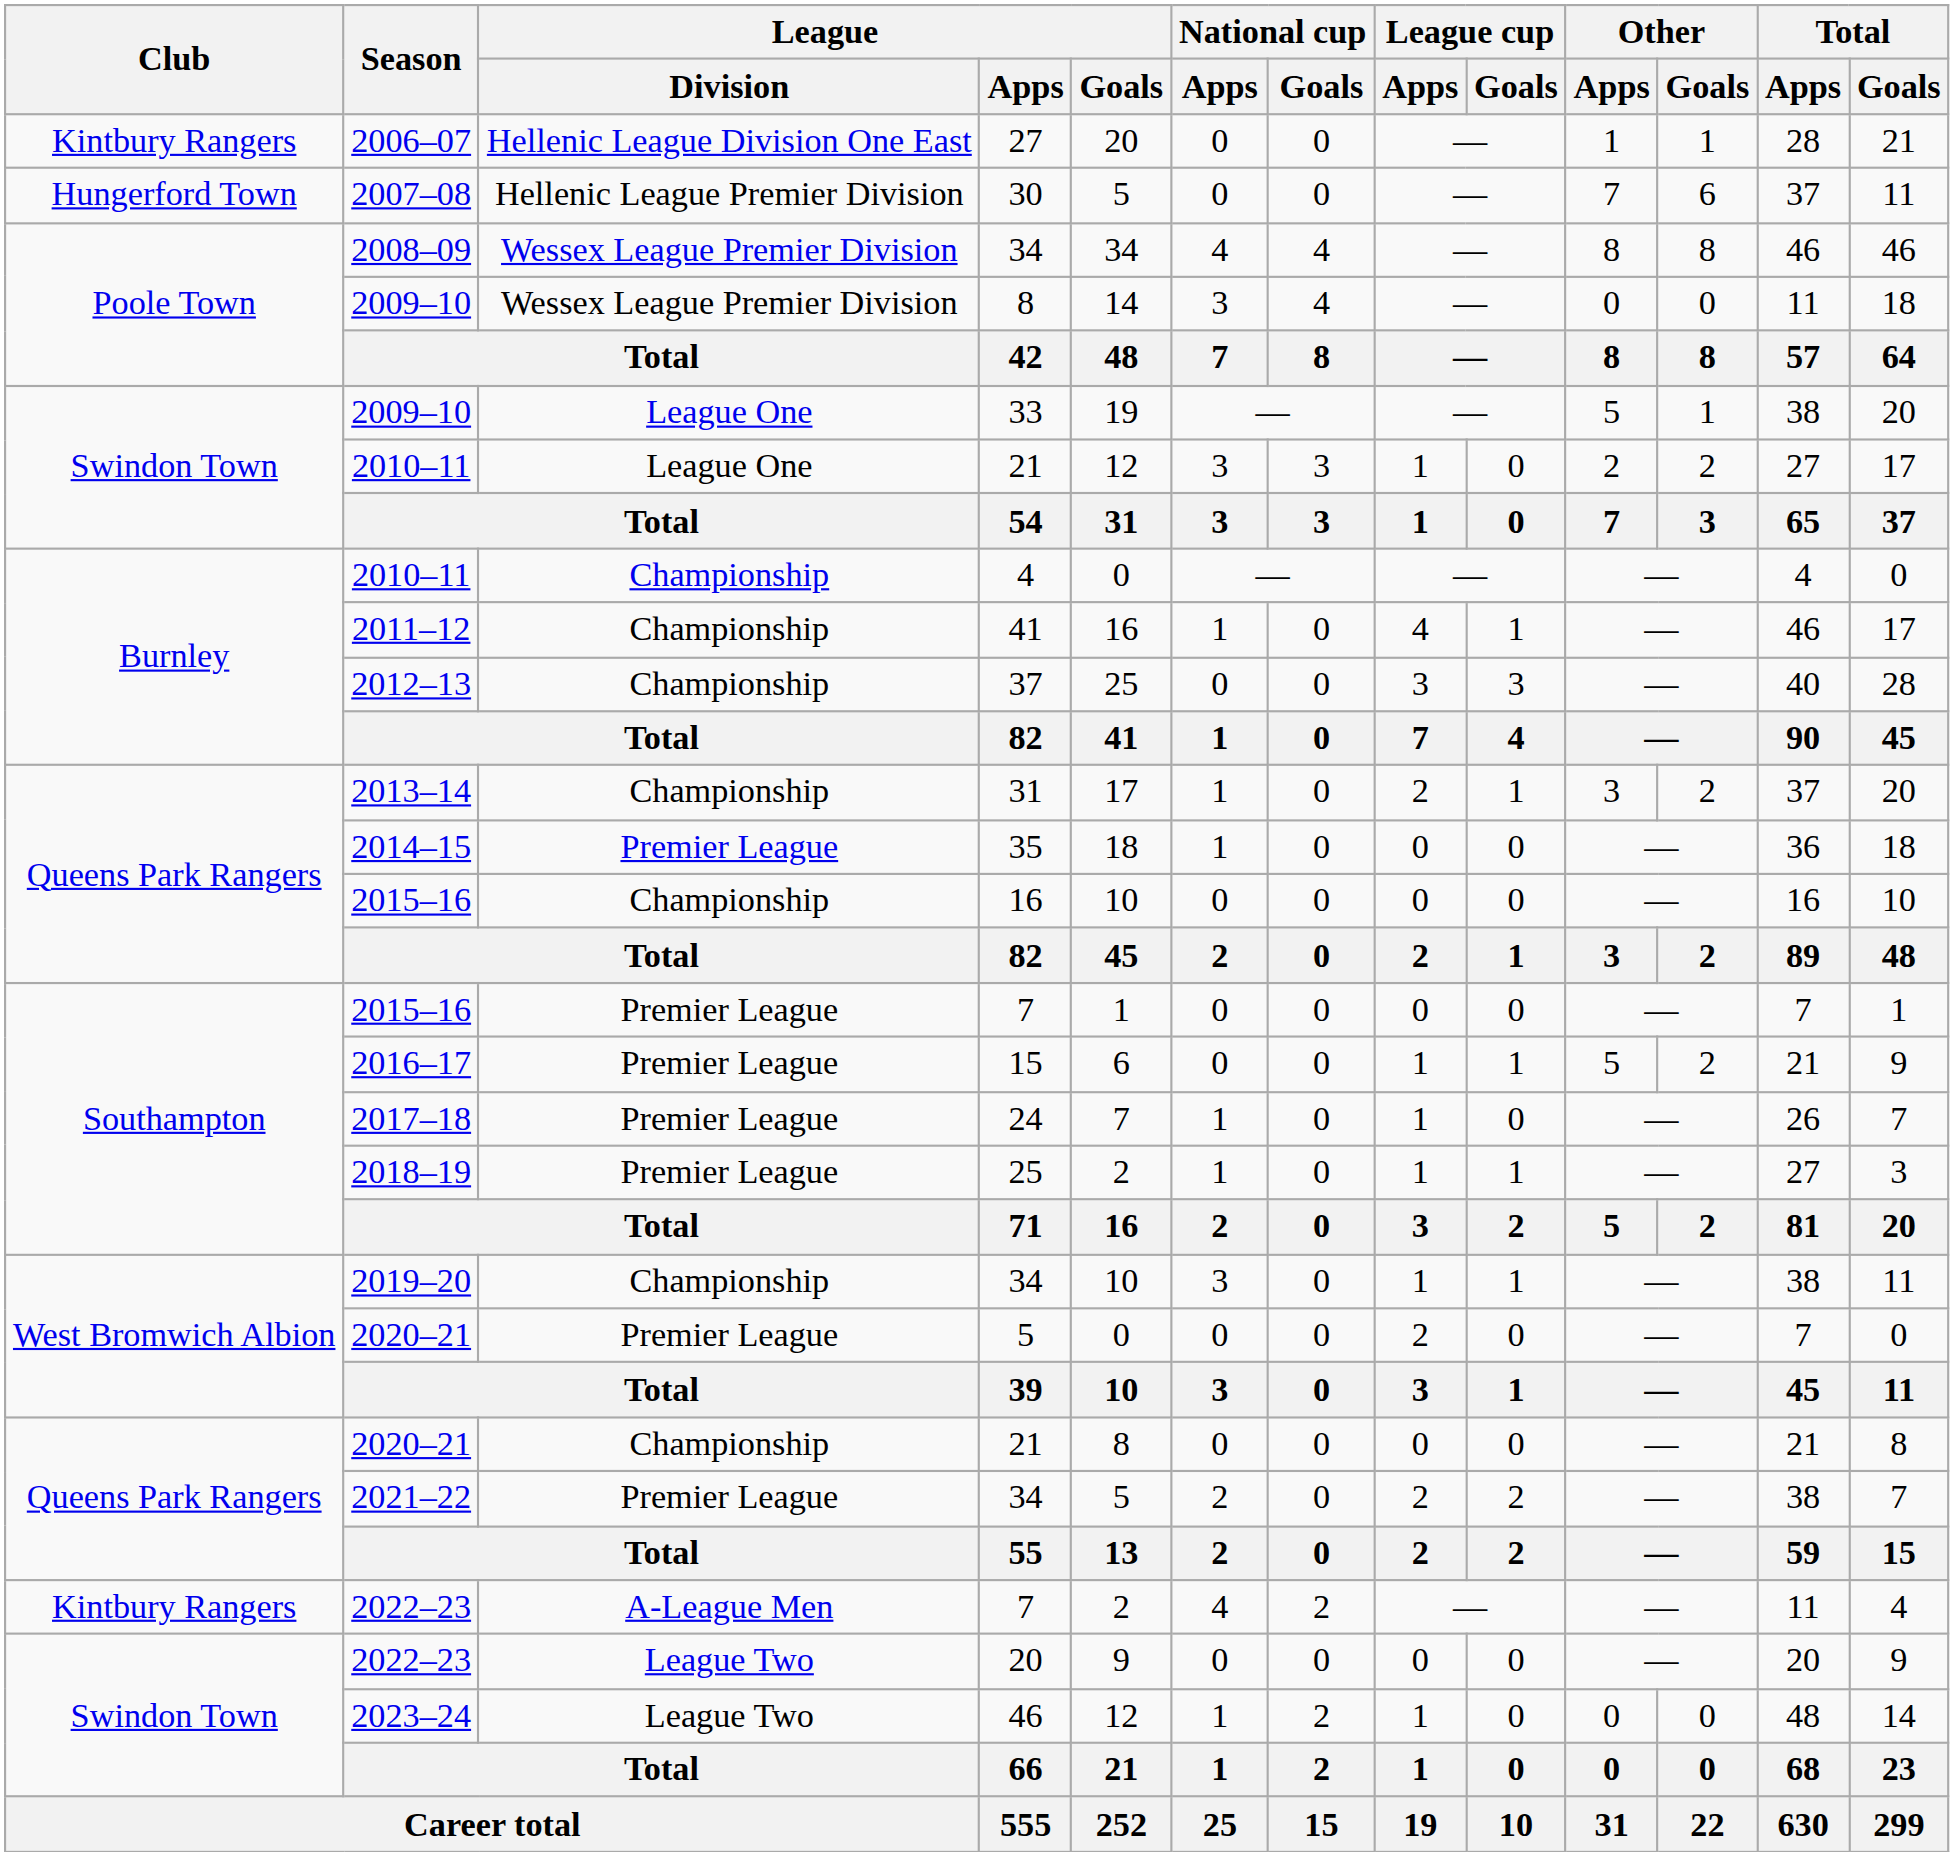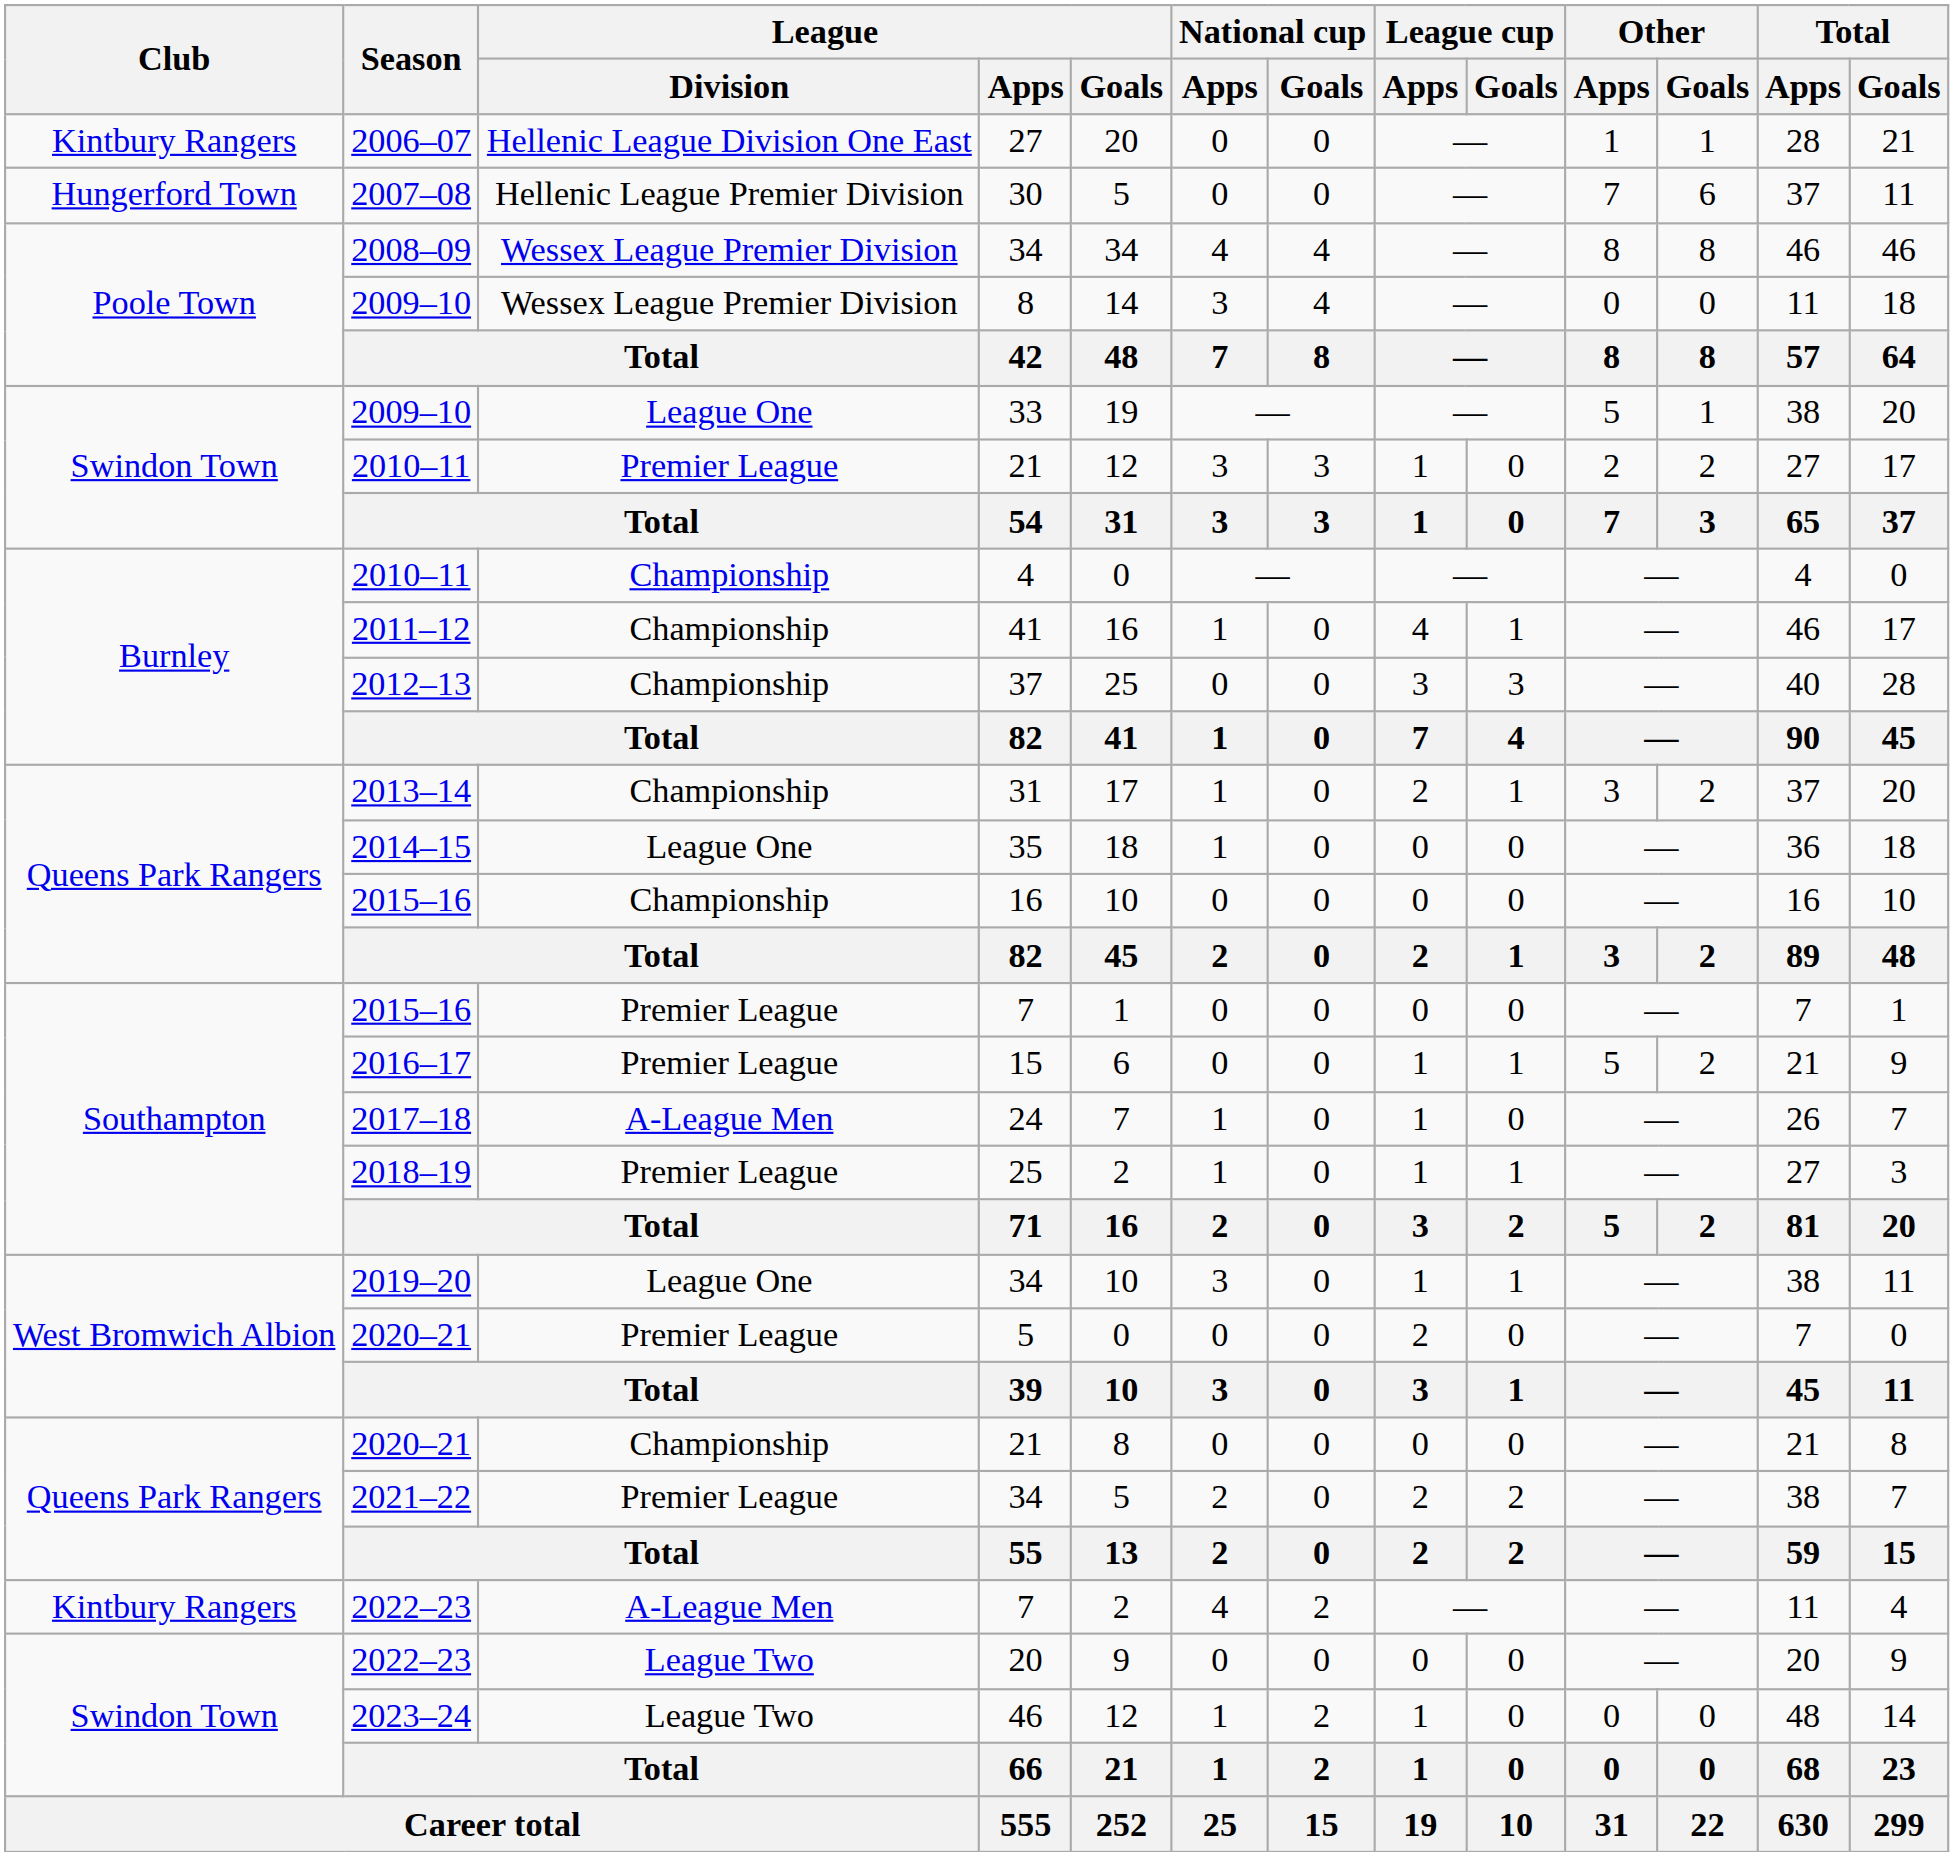(729, 466) League One -> (729, 466) Premier League
(729, 846) Premier League -> (729, 846) League One
(729, 1117) Premier League -> (729, 1117) A-League Men
(729, 1280) Championship -> (729, 1280) League One
